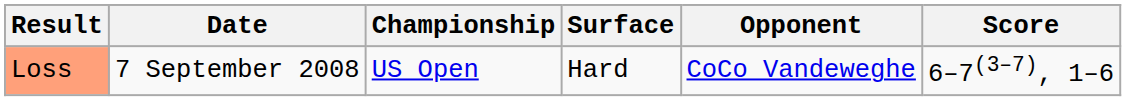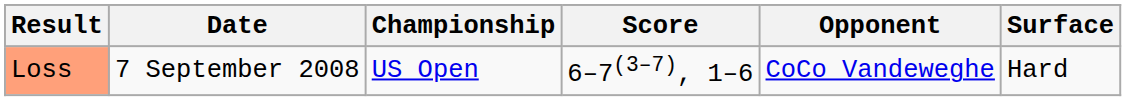columns swapped: (621, 26) <-> (1021, 26)
